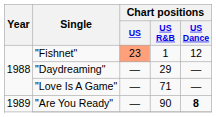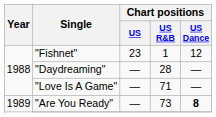(135, 53) lightsalmon background -> (135, 53) no background
(165, 70) 29 -> (165, 70) 28
(165, 103) 90 -> (165, 103) 73
